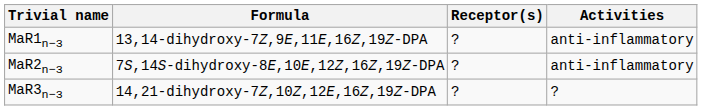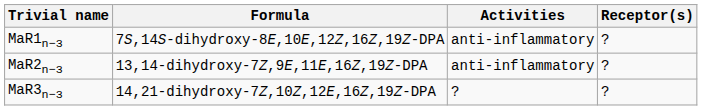columns swapped: (622, 16) <-> (497, 16)
(272, 40) 13,14-dihydroxy-7Z,9E,11E,16Z,19Z-DPA -> (280, 40) 7S,14S-dihydroxy-8E,10E,12Z,16Z,19Z-DPA
(280, 66) 7S,14S-dihydroxy-8E,10E,12Z,16Z,19Z-DPA -> (272, 66) 13,14-dihydroxy-7Z,9E,11E,16Z,19Z-DPA
